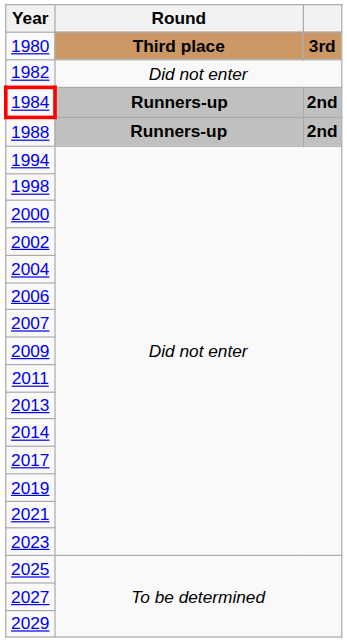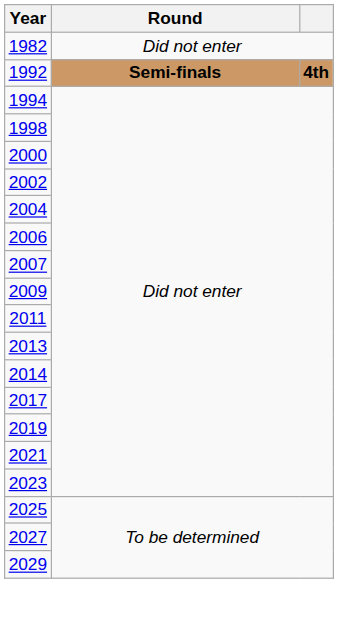- row: (30, 46)
- row: (30, 103)
- row: (30, 133)
+ row: (28, 73)
